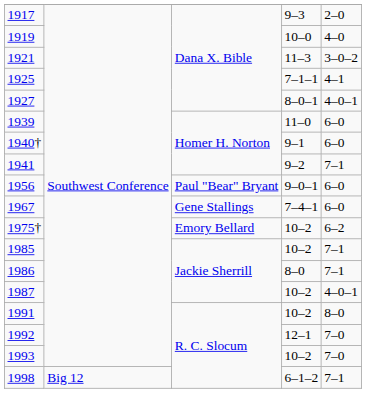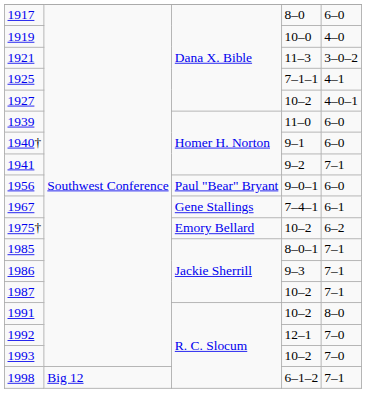(295, 15) 9–3 -> (295, 15) 8–0
(334, 15) 2–0 -> (334, 15) 6–0
(301, 100) 8–0–1 -> (298, 100) 10–2
(334, 206) 6–0 -> (334, 206) 6–1
(298, 249) 10–2 -> (301, 249) 8–0–1
(295, 270) 8–0 -> (295, 270) 9–3
(341, 292) 4–0–1 -> (334, 292) 7–1
